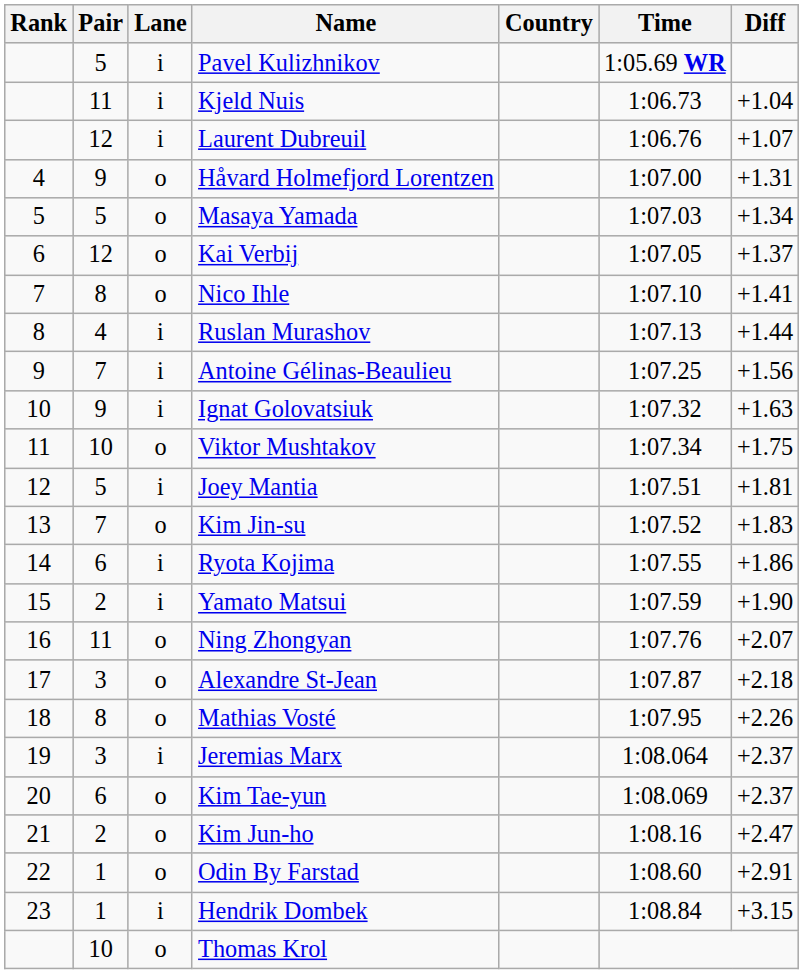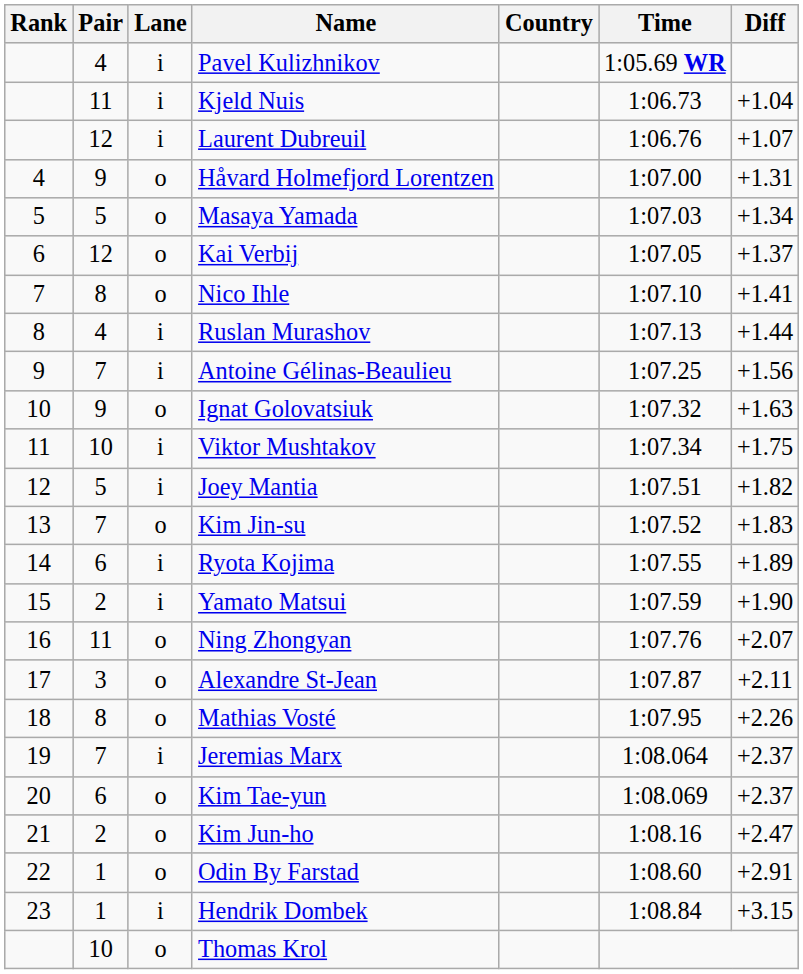(101, 62) 5 -> (101, 62) 4
(161, 409) i -> (160, 409) o
(160, 448) o -> (161, 448) i
(765, 486) +1.81 -> (765, 486) +1.82
(765, 563) +1.86 -> (765, 563) +1.89
(765, 679) +2.18 -> (765, 679) +2.11
(101, 756) 3 -> (101, 756) 7
